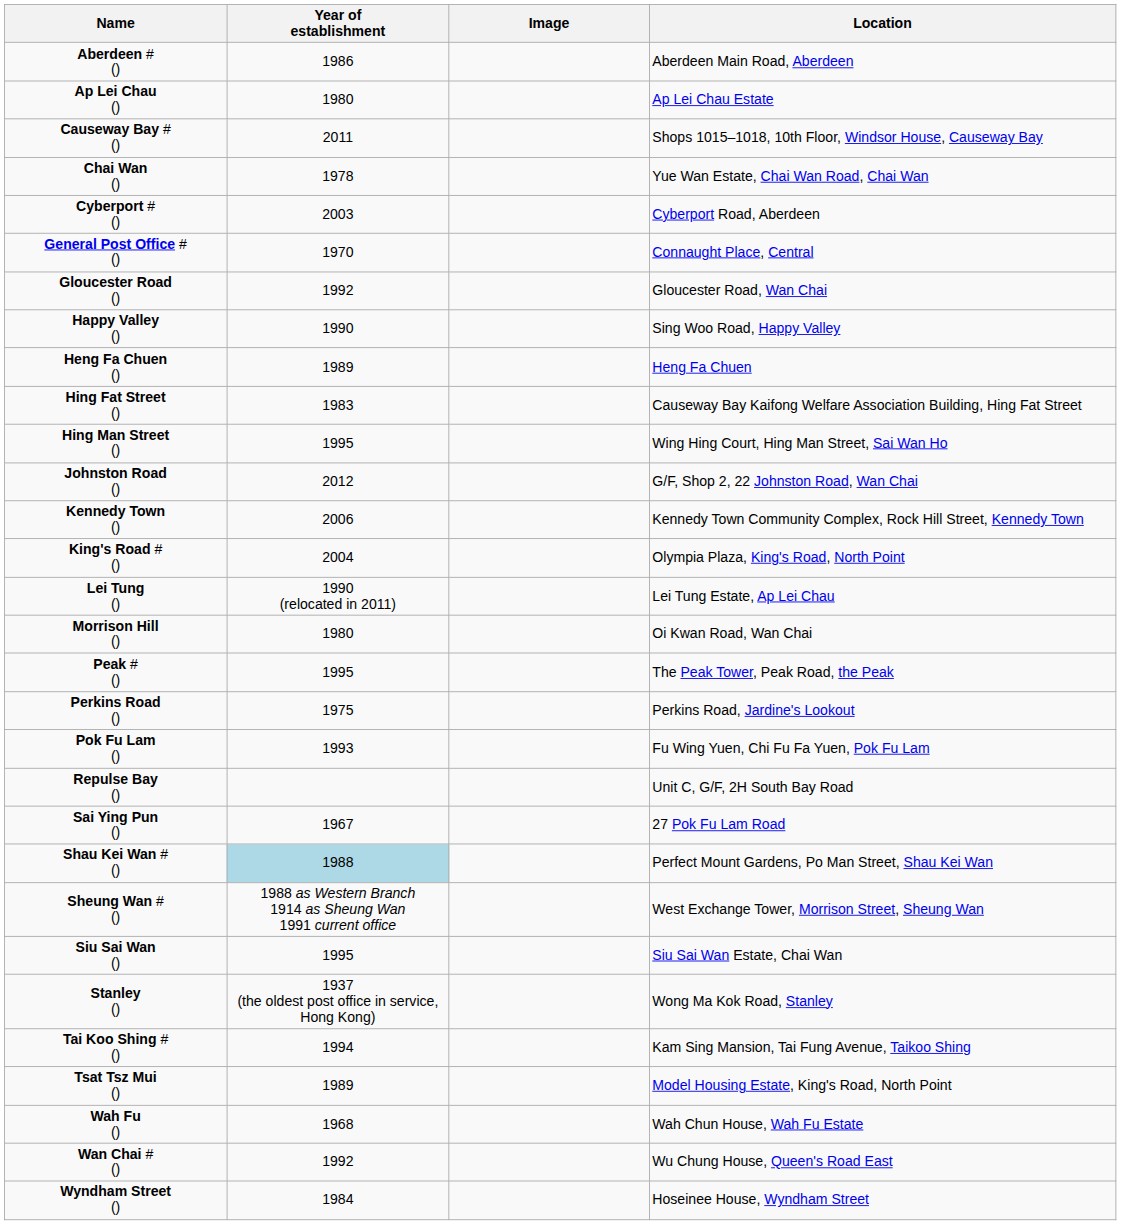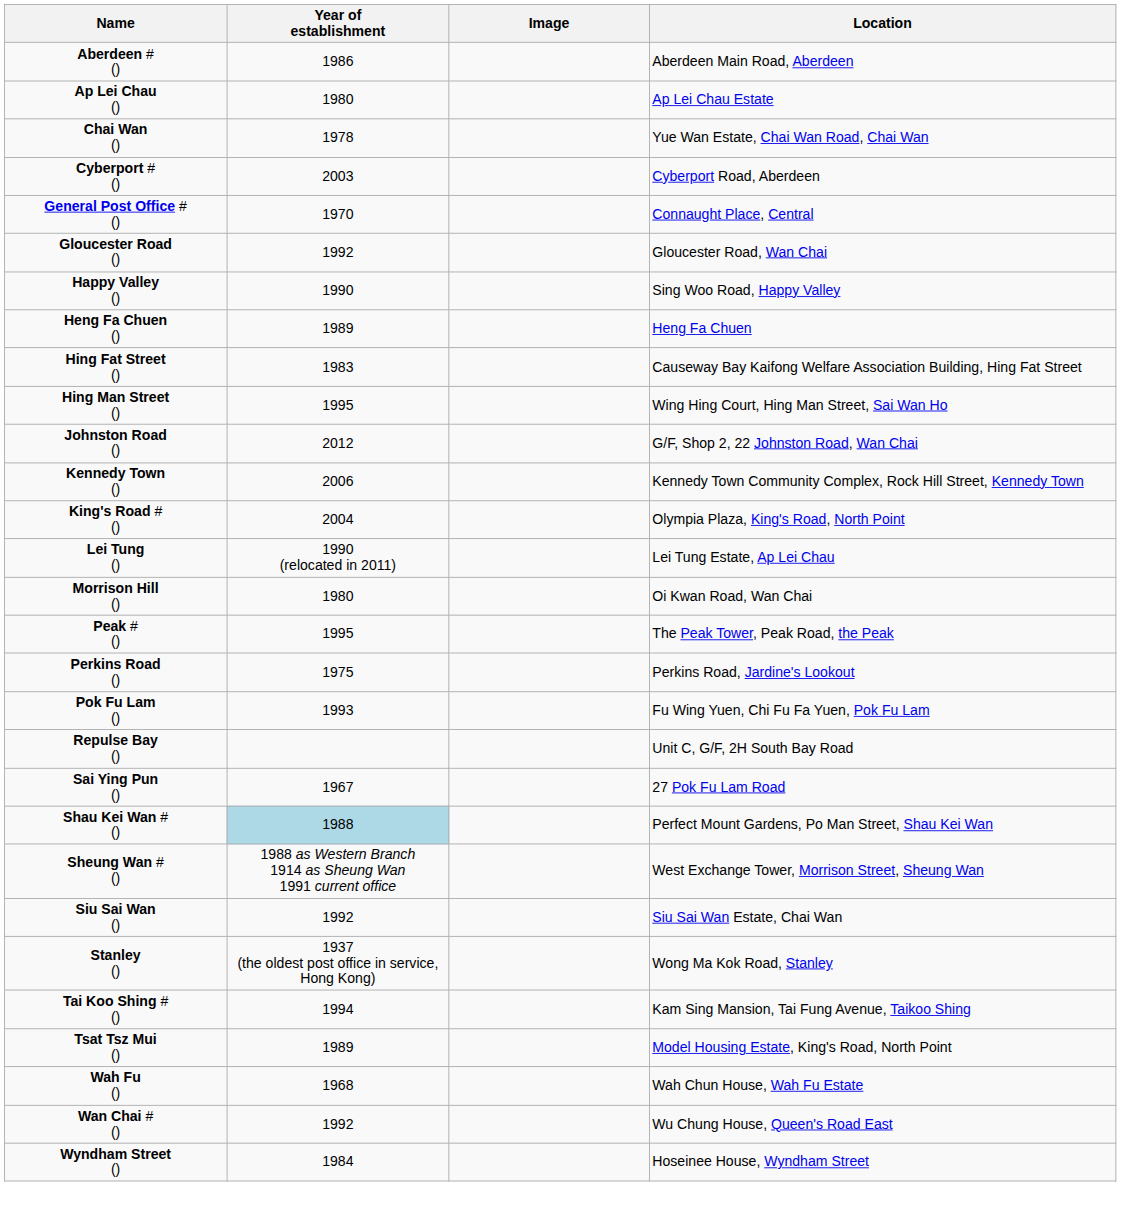- row: (116, 138)
(338, 955) 1995 -> (338, 917) 1992
